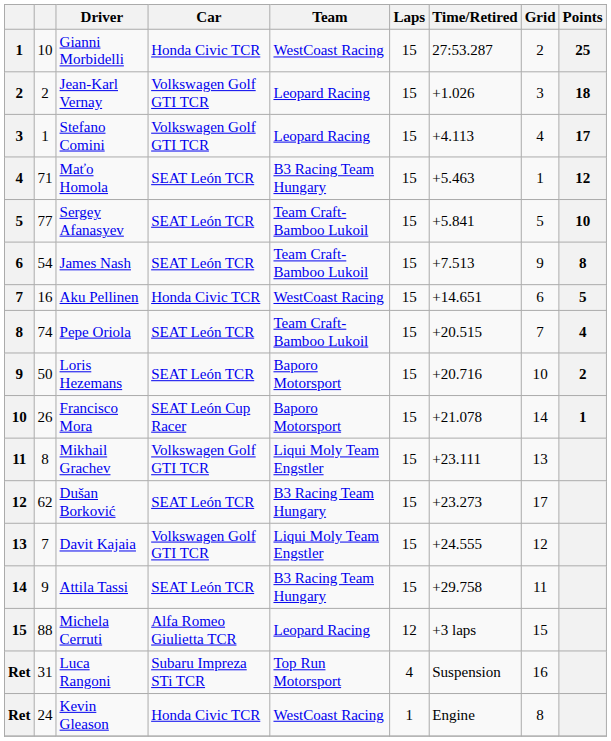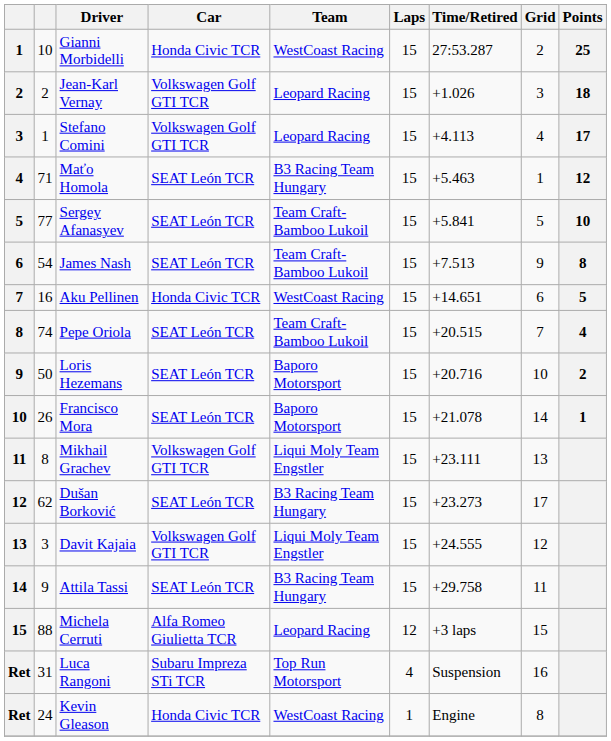(201, 416) SEAT León Cup Racer -> (203, 416) SEAT León TCR
(45, 544) 7 -> (45, 544) 3
